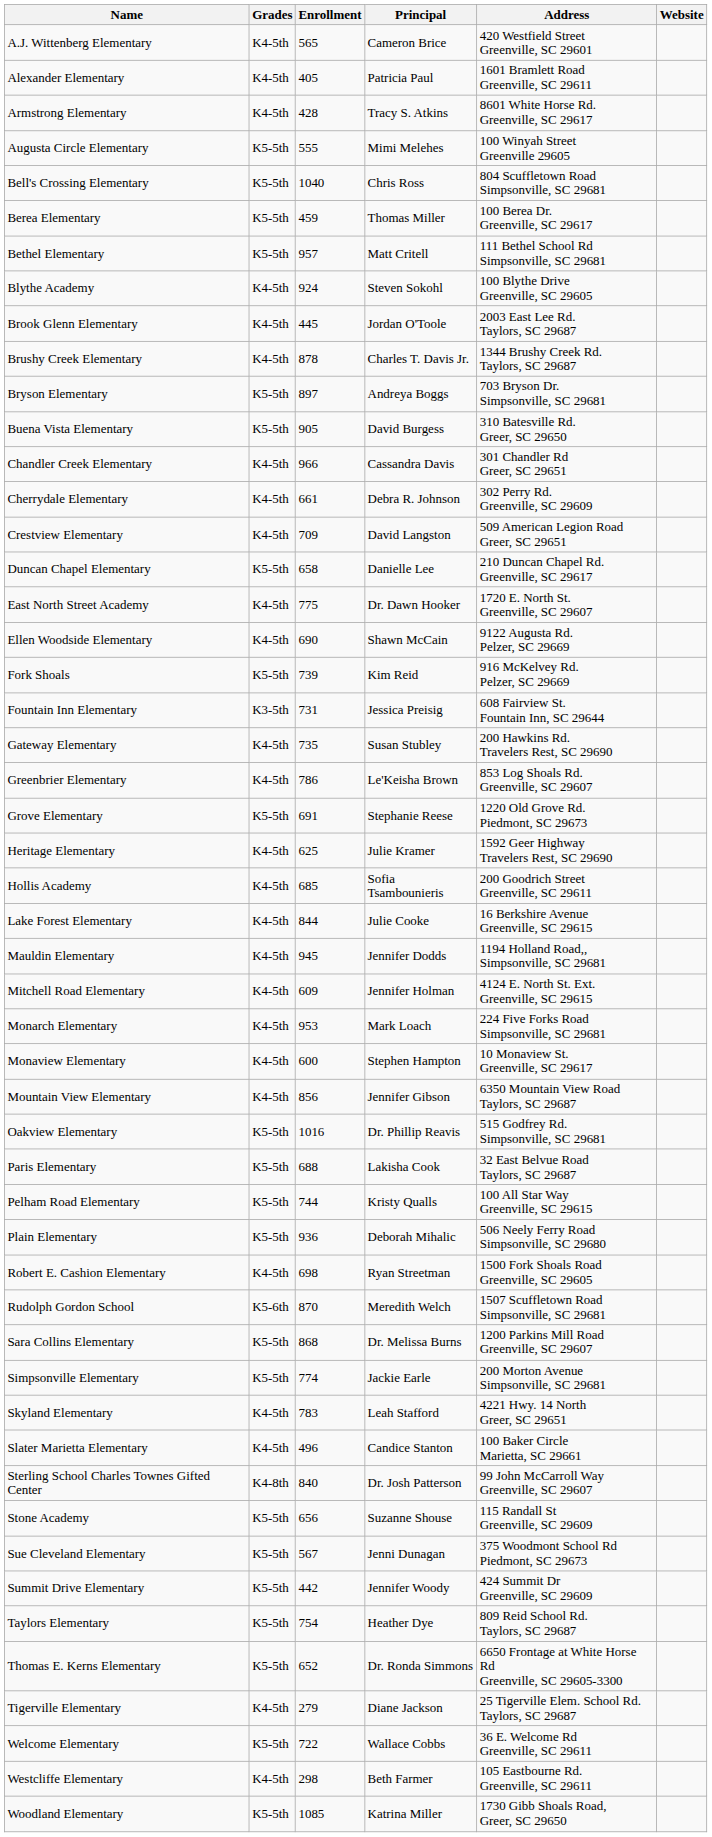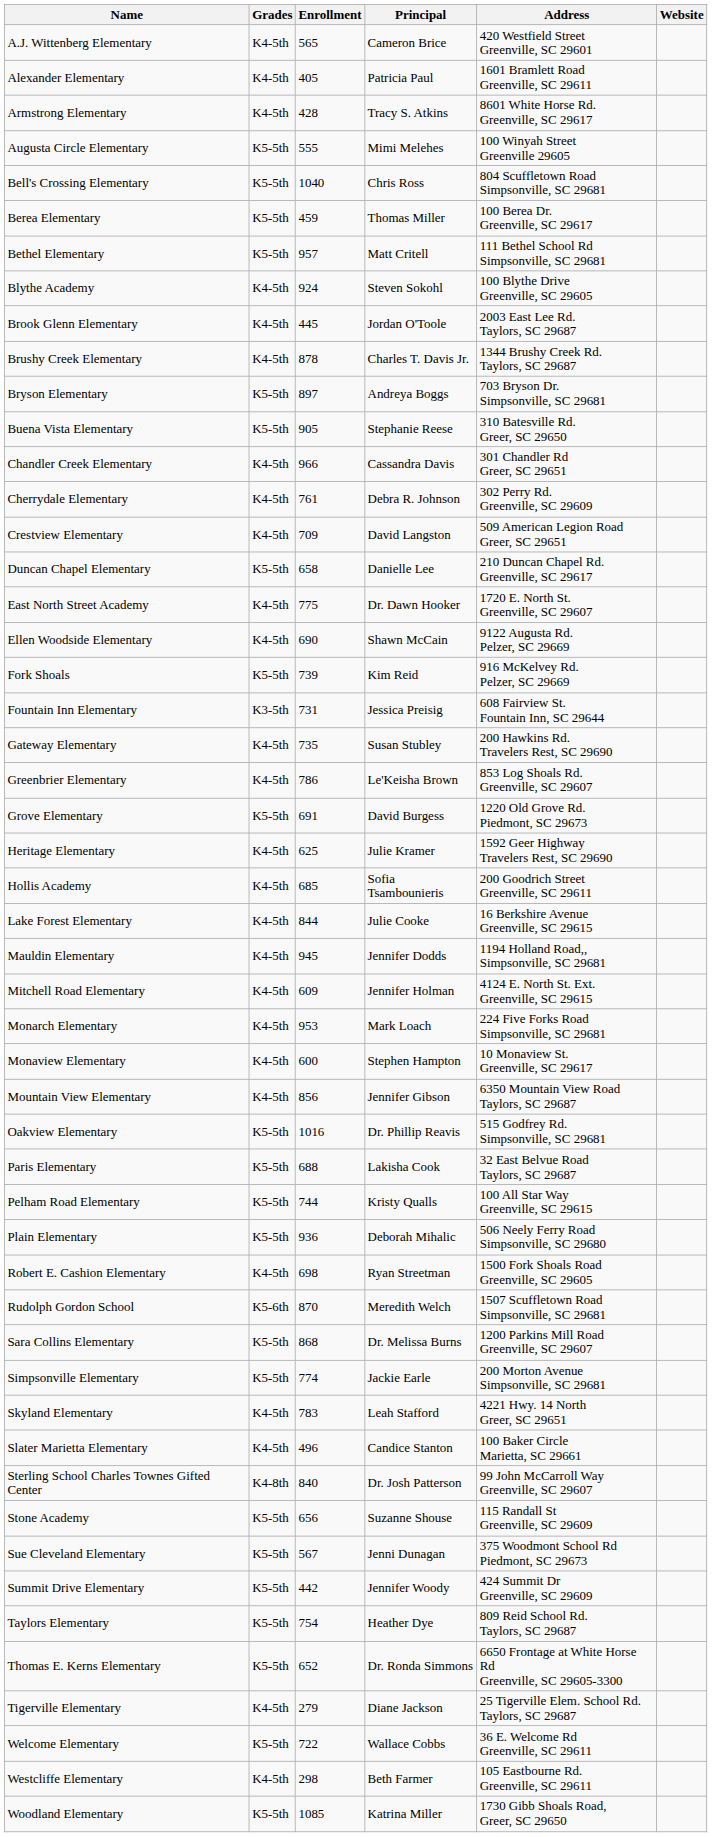(406, 429) David Burgess -> (410, 429) Stephanie Reese
(308, 499) 661 -> (308, 499) 761
(410, 815) Stephanie Reese -> (406, 815) David Burgess
